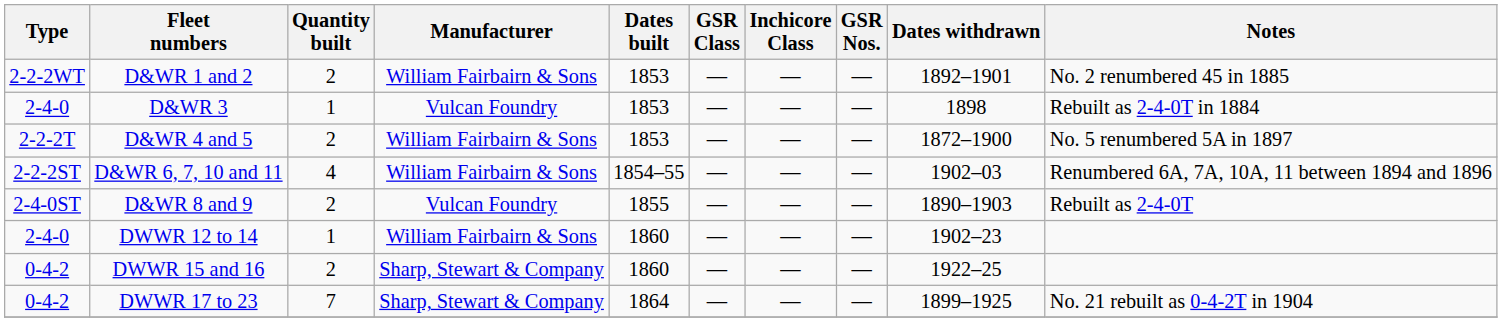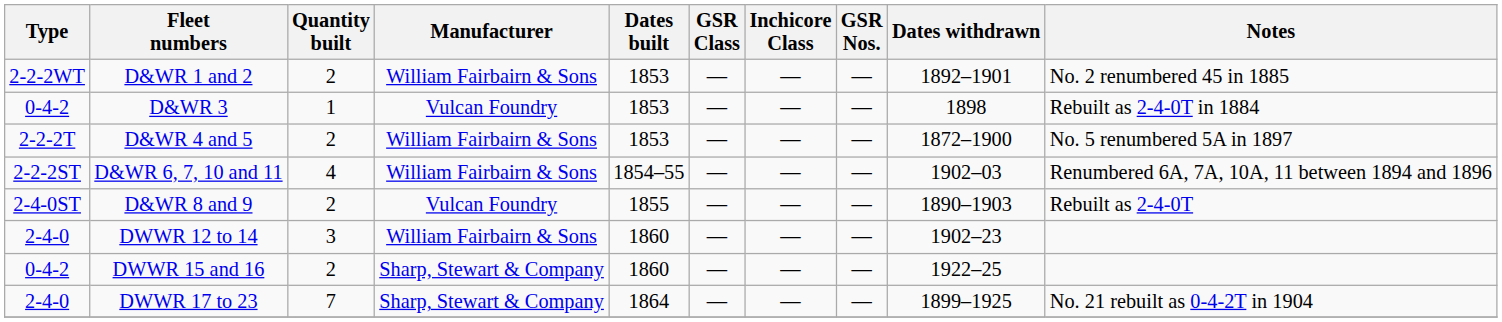(47, 107) 2-4-0 -> (47, 107) 0-4-2
(331, 236) 1 -> (331, 236) 3
(47, 301) 0-4-2 -> (47, 301) 2-4-0
